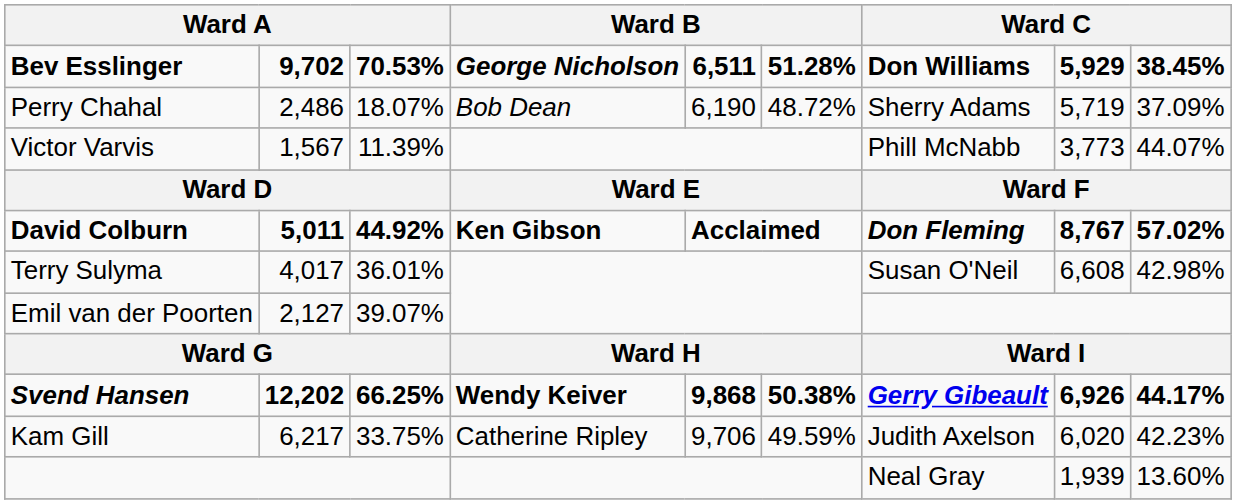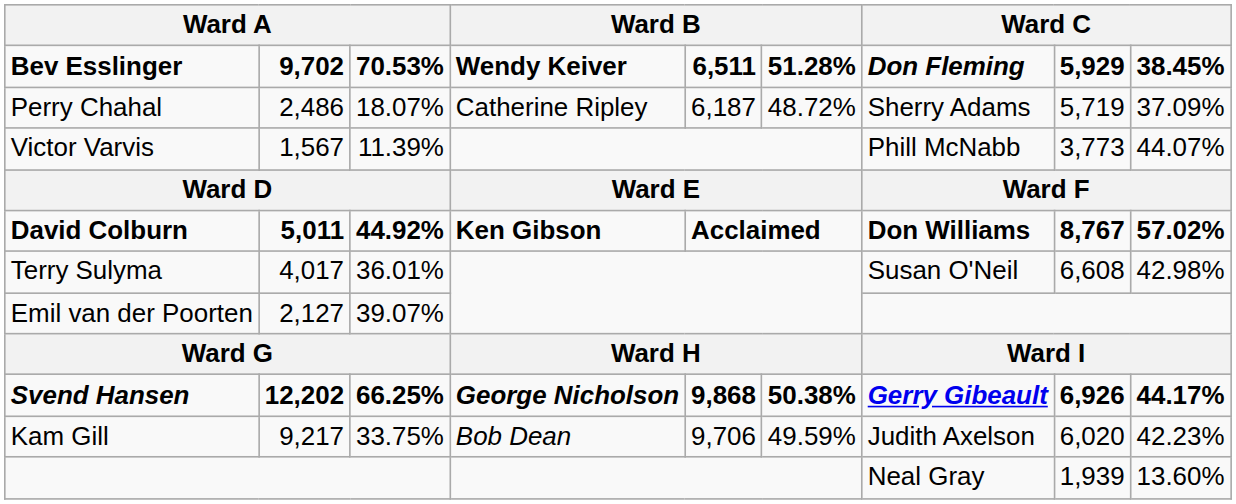(567, 66) George Nicholson -> (541, 66) Wendy Keiver
(949, 66) Don Williams -> (946, 66) Don Fleming
(514, 107) Bob Dean -> (552, 107) Catherine Ripley
(723, 107) 6,190 -> (723, 107) 6,187
(946, 230) Don Fleming -> (949, 230) Don Williams
(541, 395) Wendy Keiver -> (567, 395) George Nicholson
(312, 436) 6,217 -> (312, 436) 9,217
(552, 436) Catherine Ripley -> (514, 436) Bob Dean
